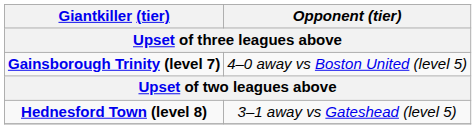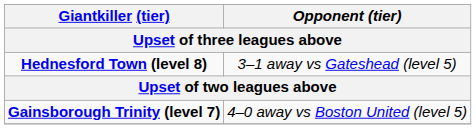rows swapped: (114, 111) <-> (114, 64)
